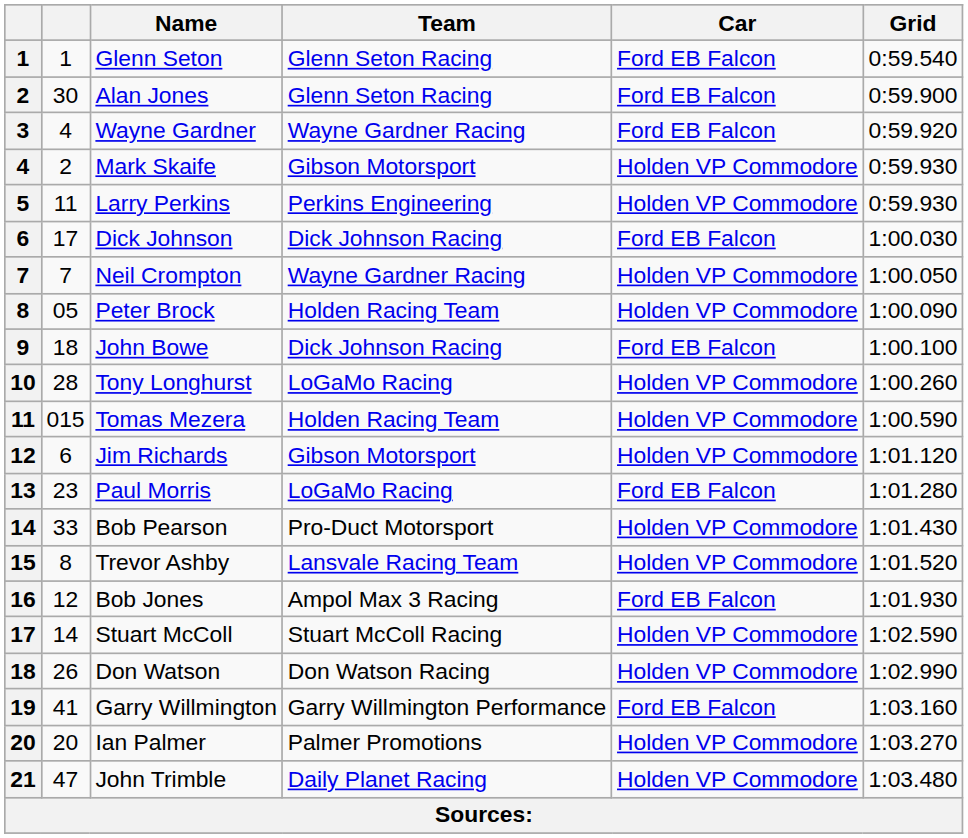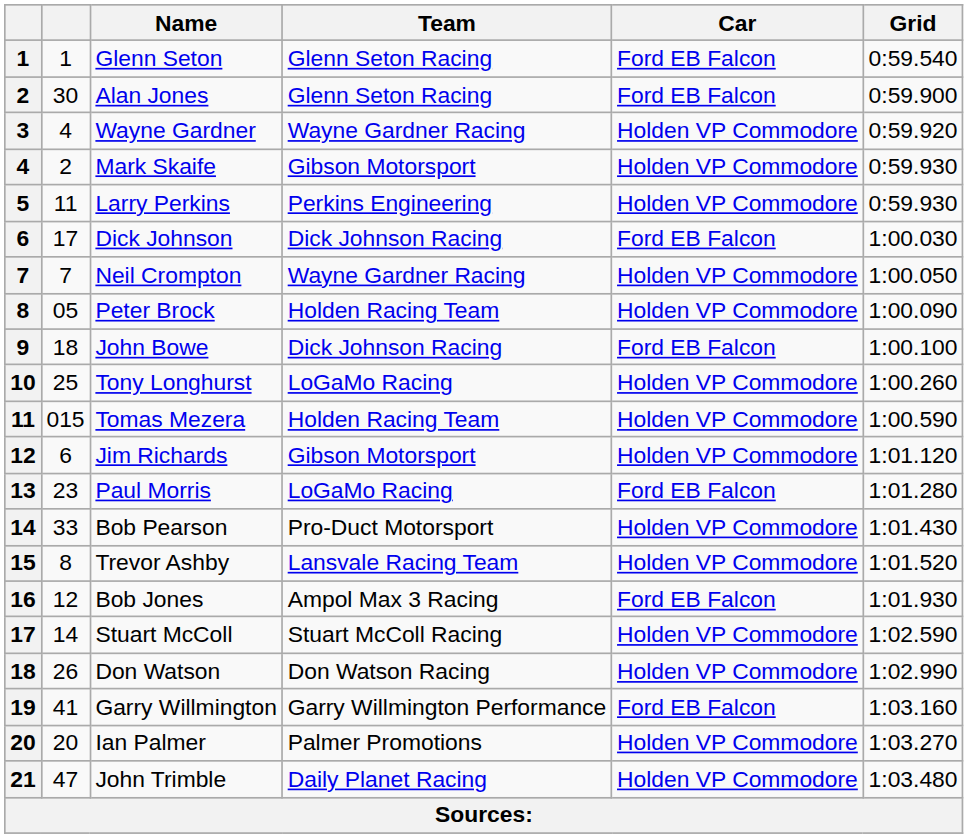(696, 130) Ford EB Falcon -> (737, 130) Holden VP Commodore
(66, 383) 28 -> (66, 383) 25
